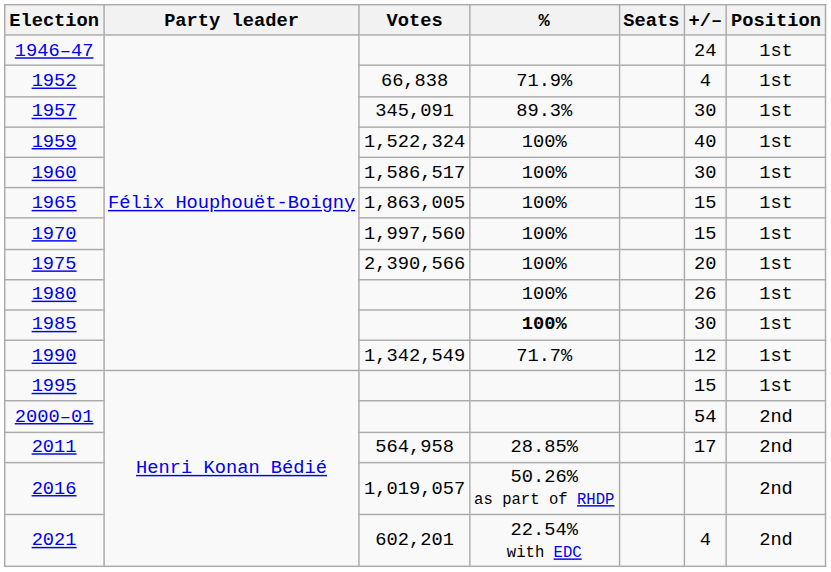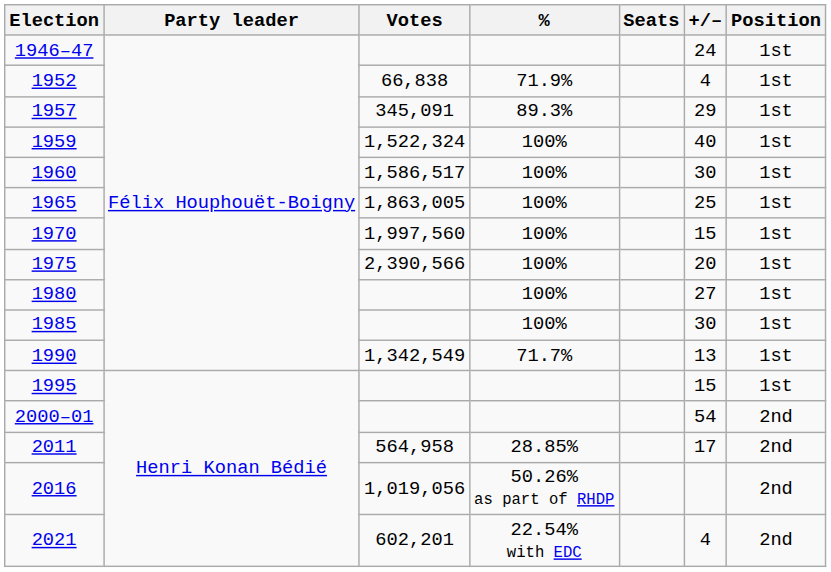(705, 112) 30 -> (705, 112) 29
(705, 203) 15 -> (705, 203) 25
(705, 295) 26 -> (705, 295) 27
(544, 325) bold -> (544, 325) normal
(705, 356) 12 -> (705, 356) 13
(415, 488) 1,019,057 -> (415, 488) 1,019,056
